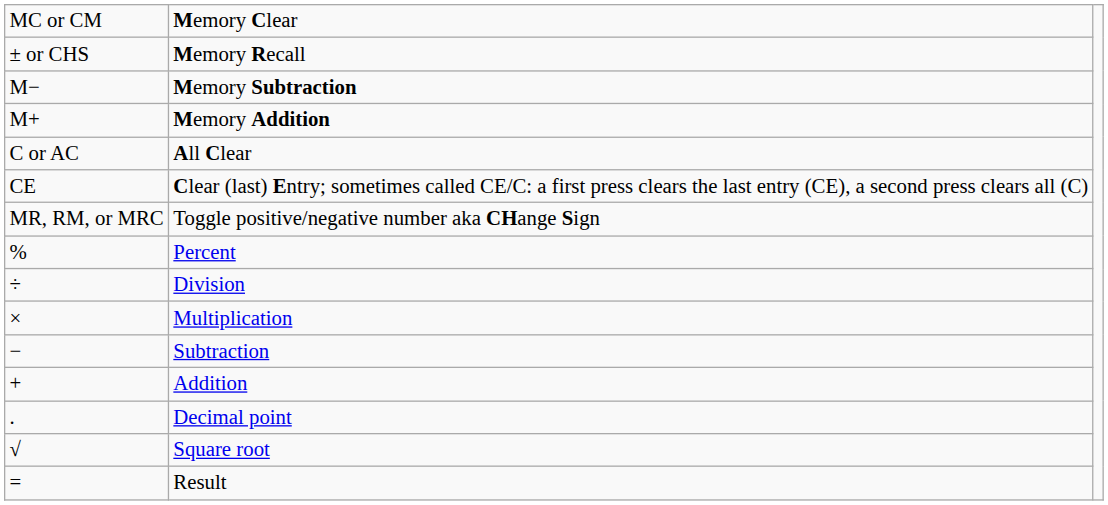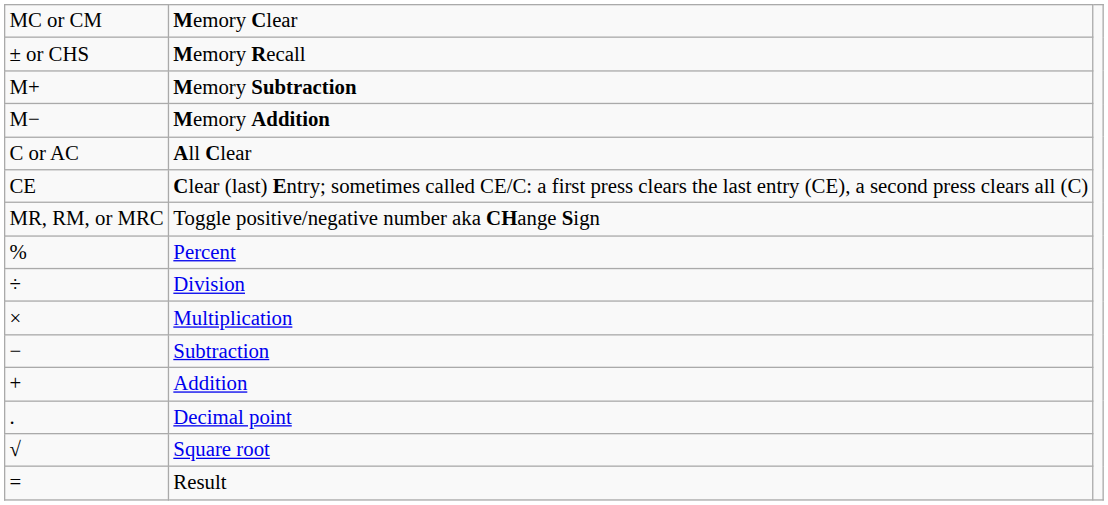(25, 86) M− -> (25, 86) M+
(25, 119) M+ -> (25, 119) M−
